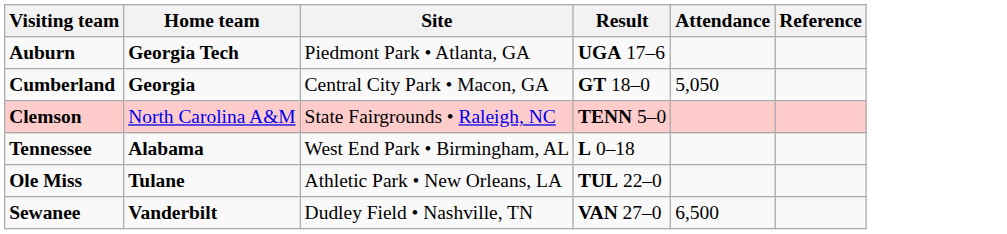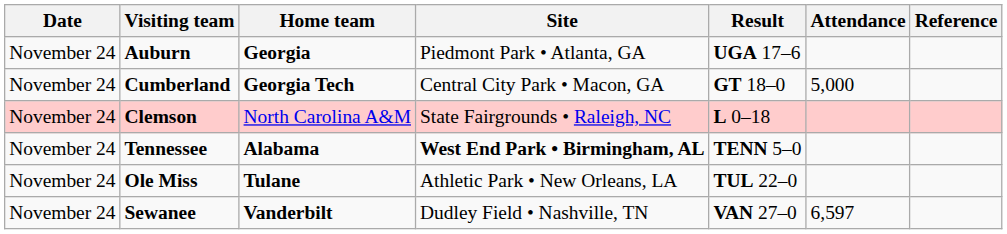+ column: (62, 20)
(184, 52) Georgia Tech -> (277, 52) Georgia
(162, 84) Georgia -> (299, 84) Georgia Tech
(697, 84) 5,050 -> (832, 84) 5,000
(622, 116) TENN 5–0 -> (742, 116) L 0–18
(437, 149) normal -> (562, 149) bold
(606, 149) L 0–18 -> (757, 149) TENN 5–0
(697, 213) 6,500 -> (832, 213) 6,597
